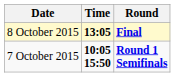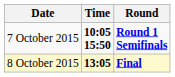rows swapped: (43, 56) <-> (43, 31)
